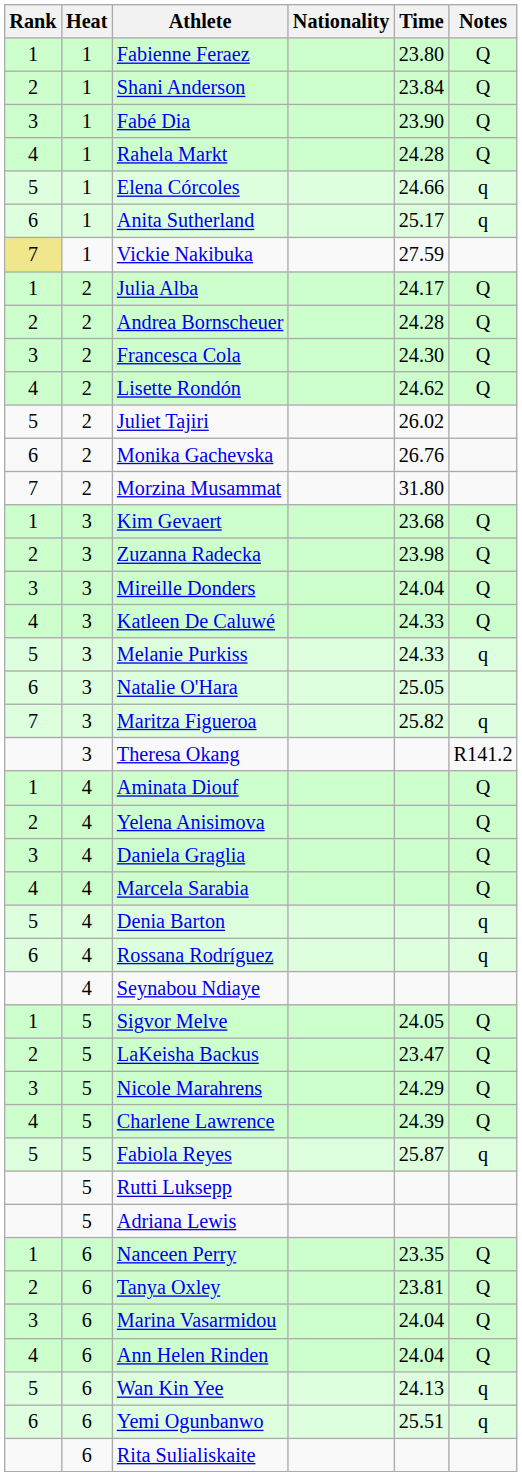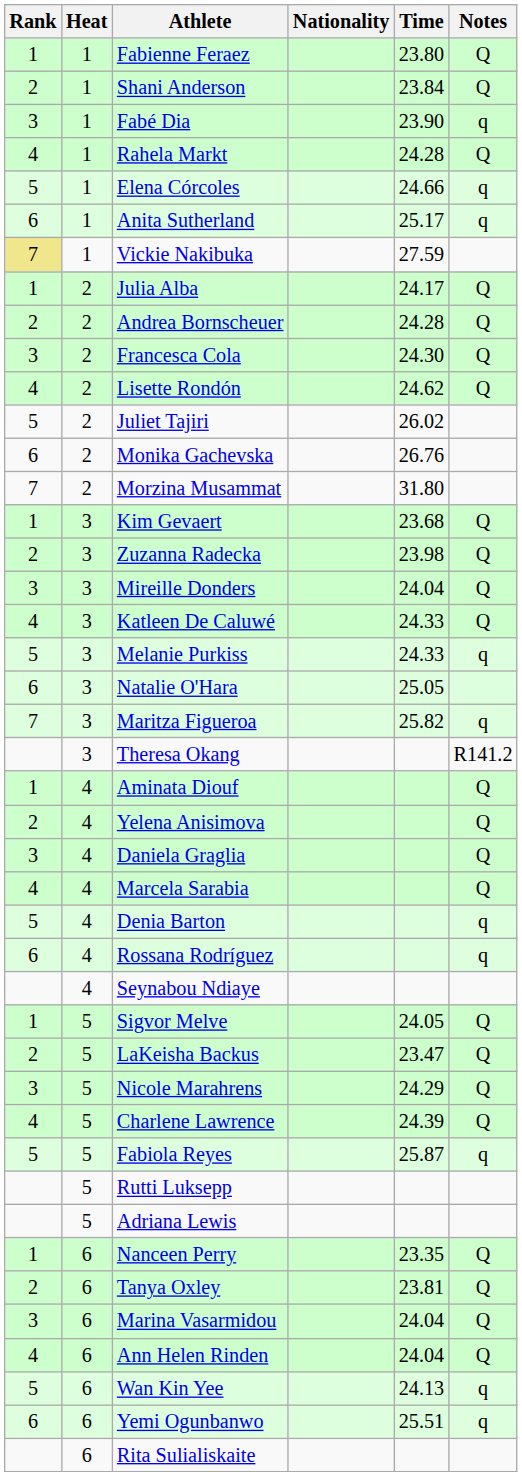(483, 121) Q -> (483, 121) q
